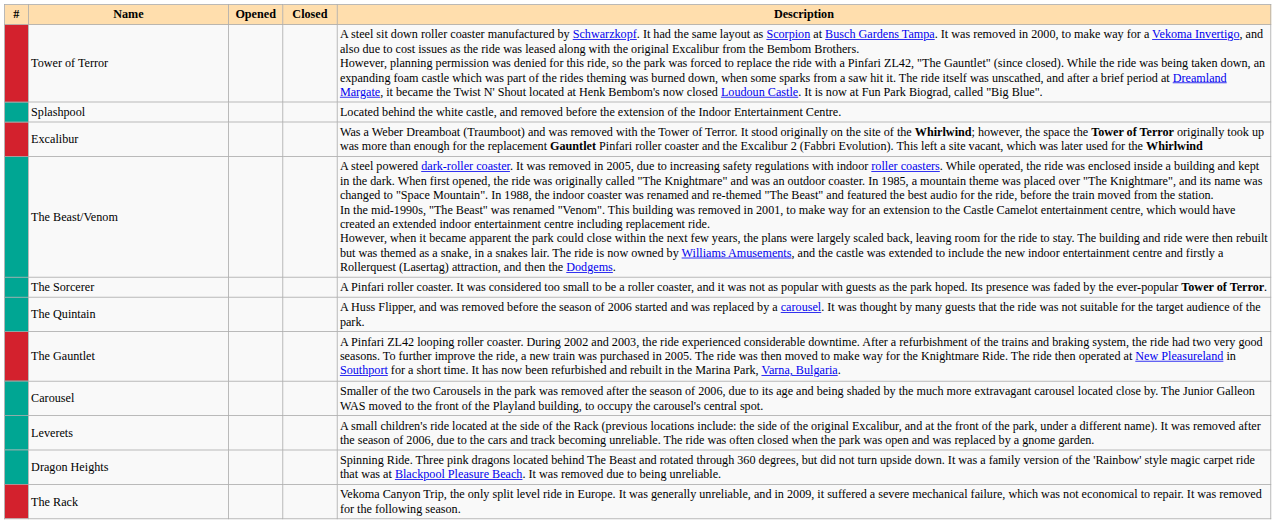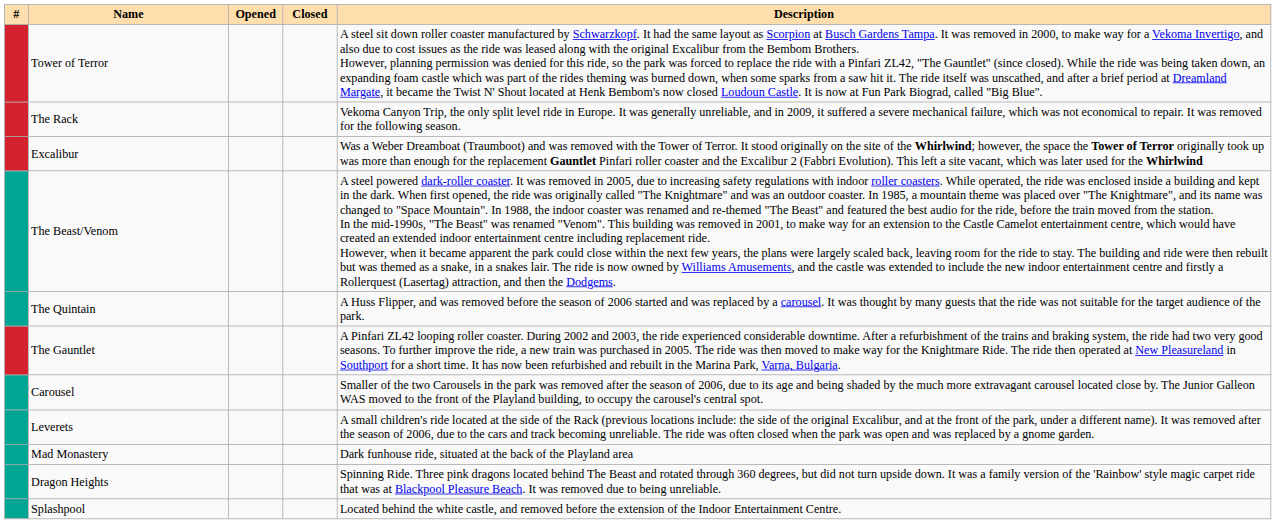rows swapped: (55, 501) <-> (58, 112)
- row: (63, 287)
+ row: (70, 454)
